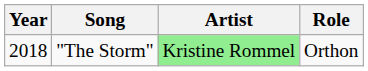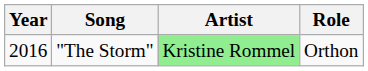(28, 50) 2018 -> (28, 50) 2016
